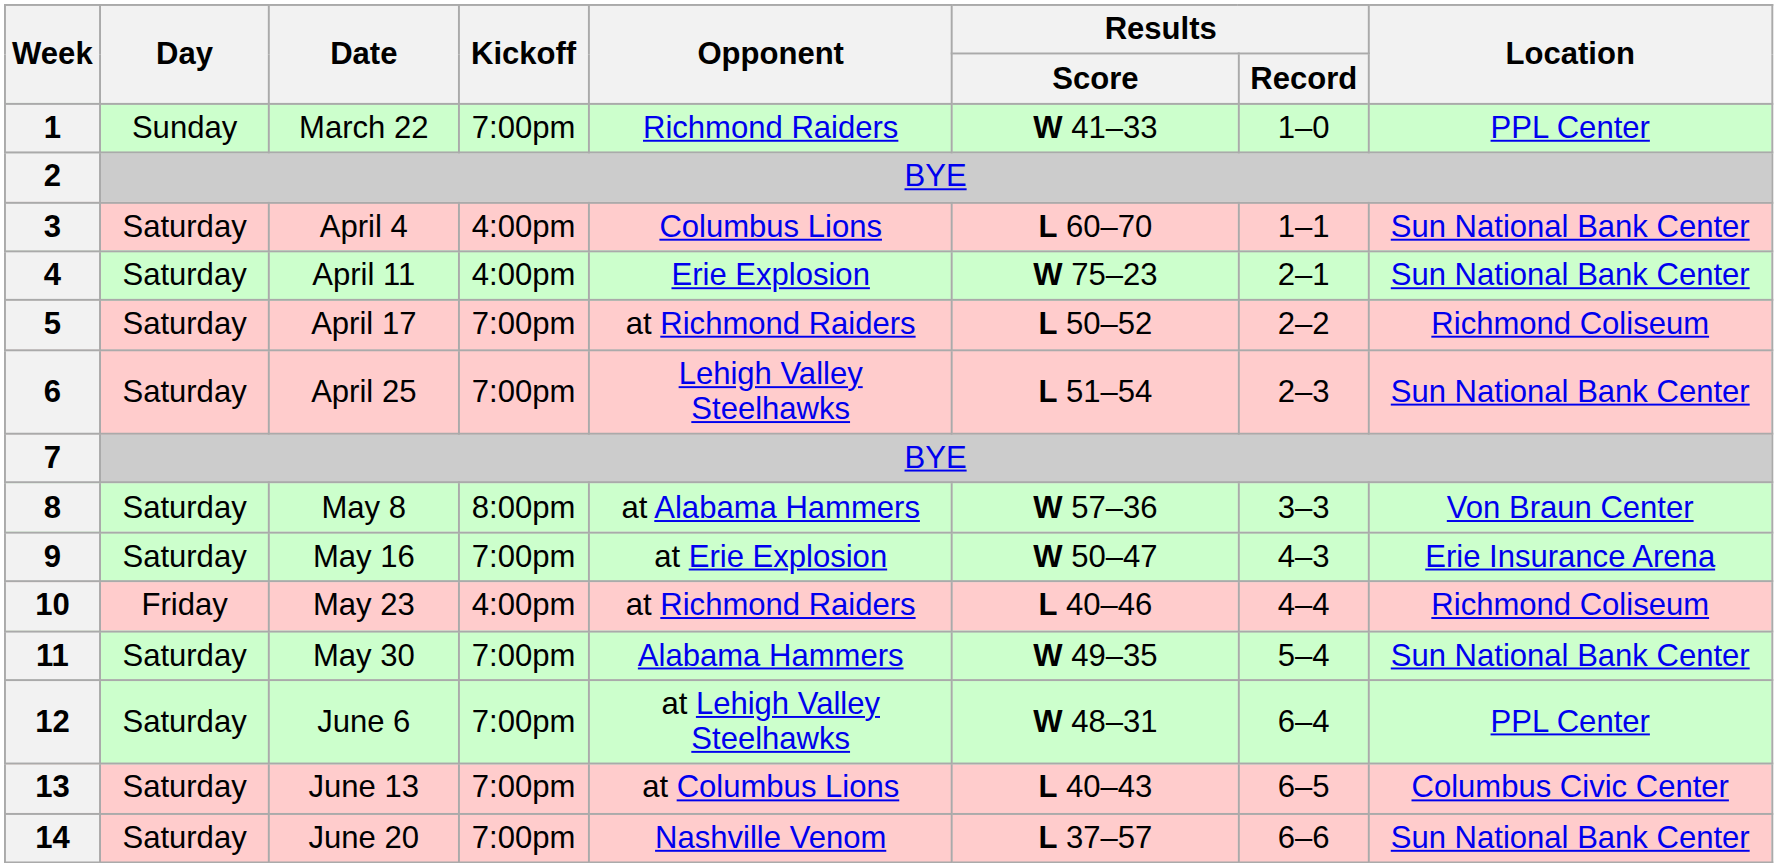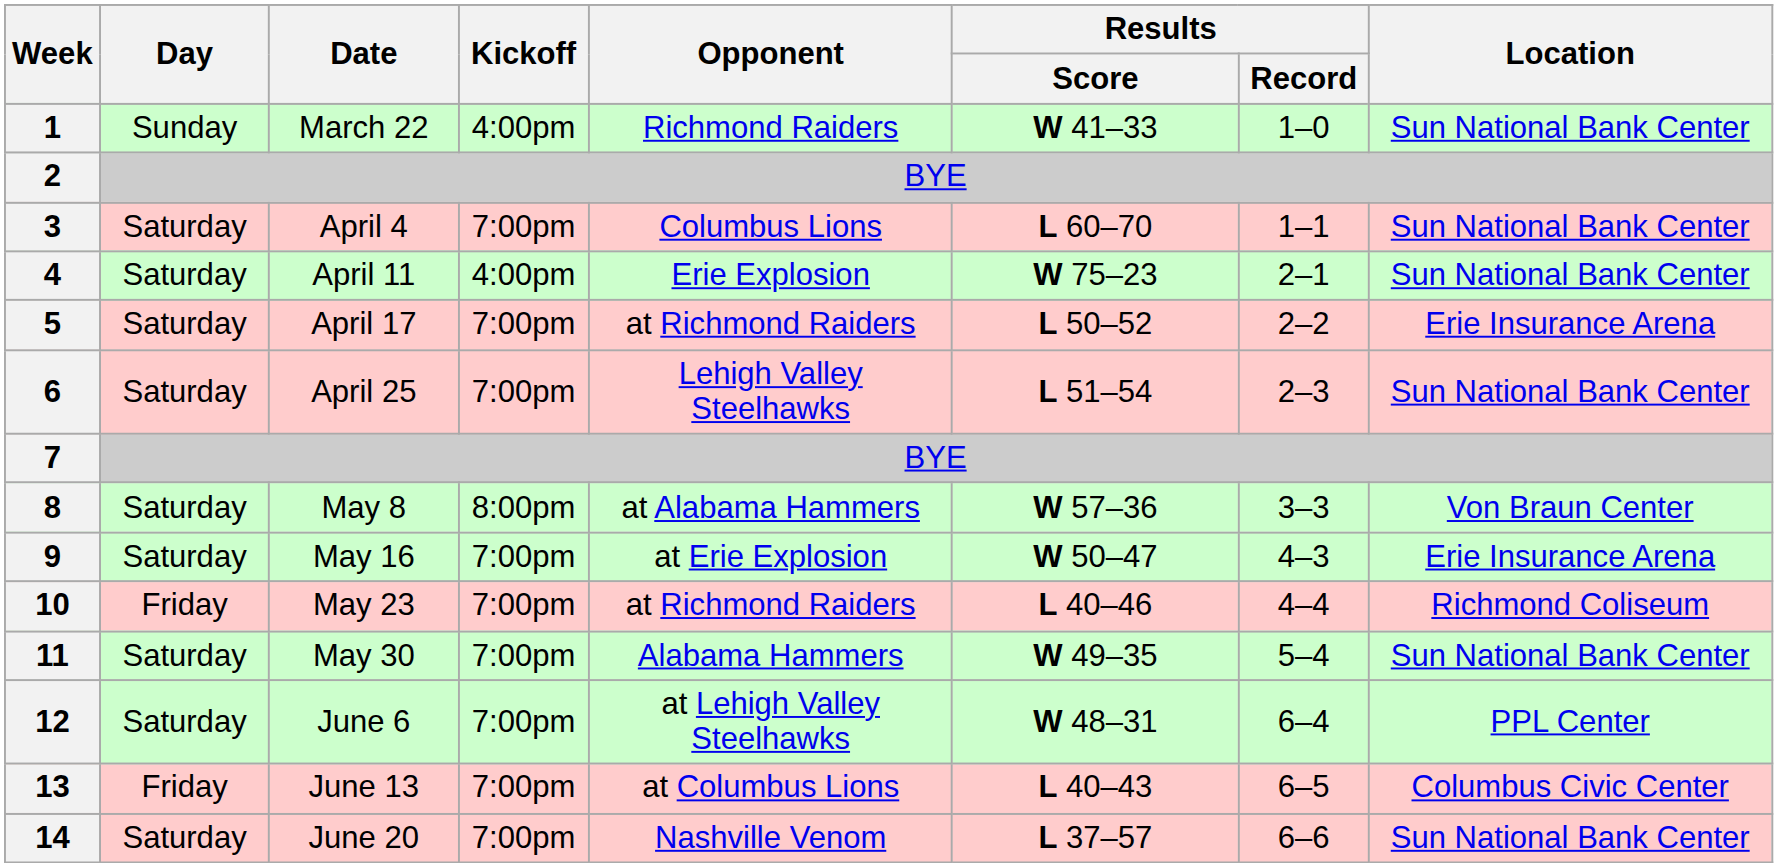(524, 127) 7:00pm -> (524, 127) 4:00pm
(1570, 127) PPL Center -> (1570, 127) Sun National Bank Center
(524, 226) 4:00pm -> (524, 226) 7:00pm
(1570, 324) Richmond Coliseum -> (1570, 324) Erie Insurance Arena
(524, 605) 4:00pm -> (524, 605) 7:00pm
(185, 788) Saturday -> (185, 788) Friday
